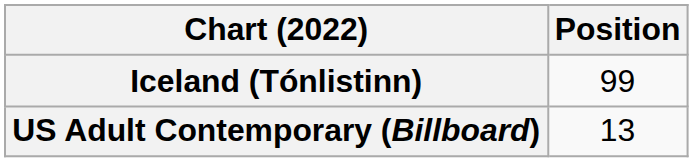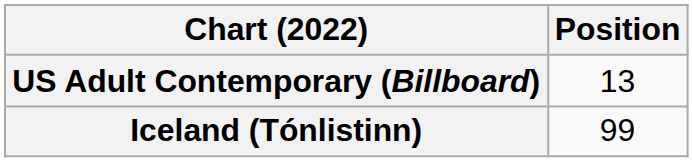rows swapped: (276, 80) <-> (276, 130)
